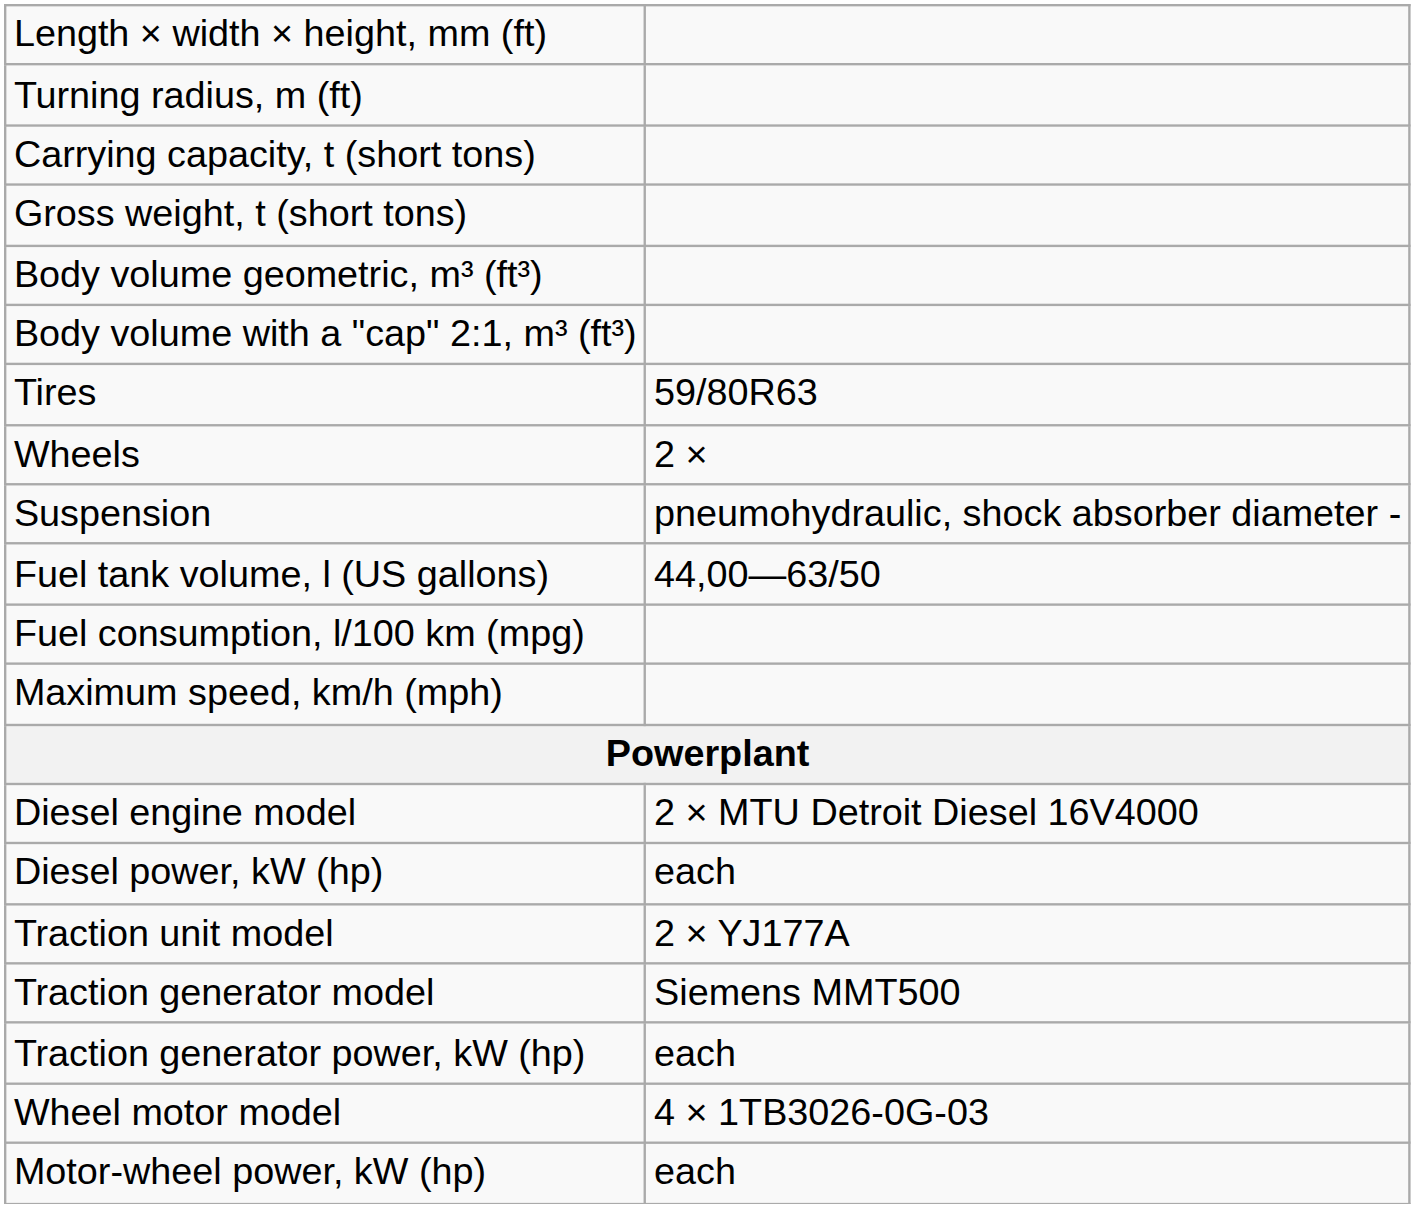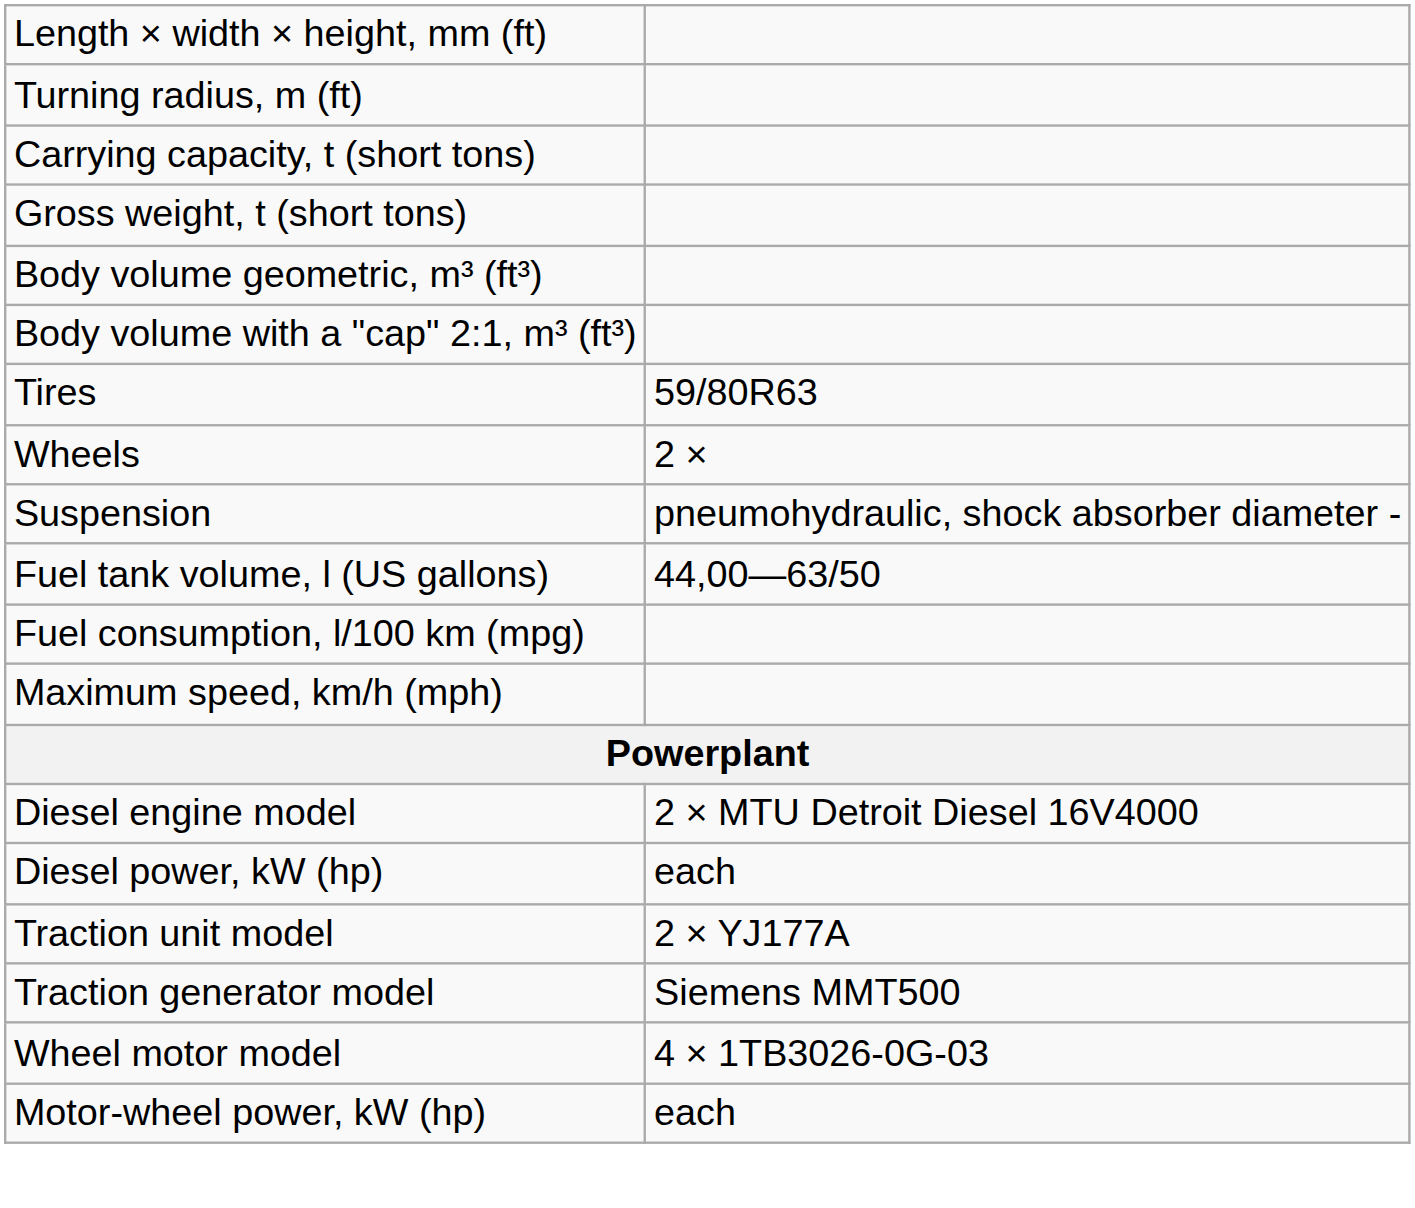- row: (300, 1052)
